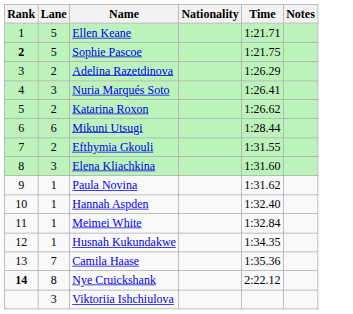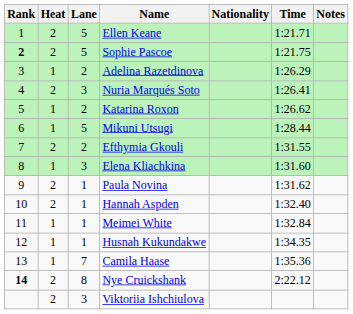+ column: (53, 14)
(54, 128) 6 -> (84, 128) 5
